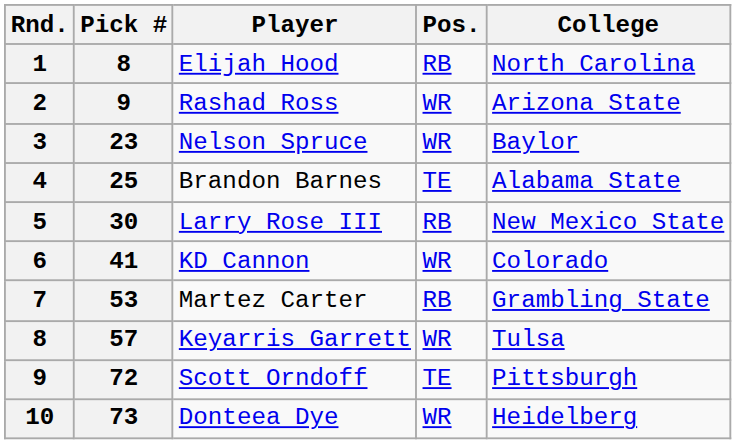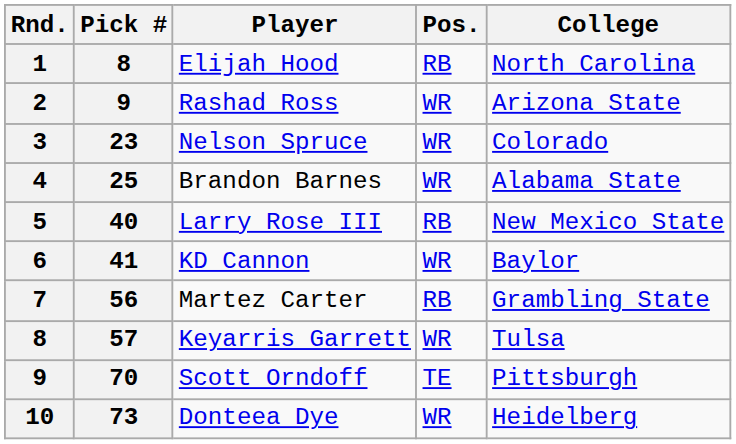(536, 143) Baylor -> (550, 143) Colorado
(437, 182) TE -> (437, 182) WR
(124, 222) 30 -> (124, 222) 40
(550, 261) Colorado -> (536, 261) Baylor
(124, 300) 53 -> (124, 300) 56
(124, 379) 72 -> (124, 379) 70
